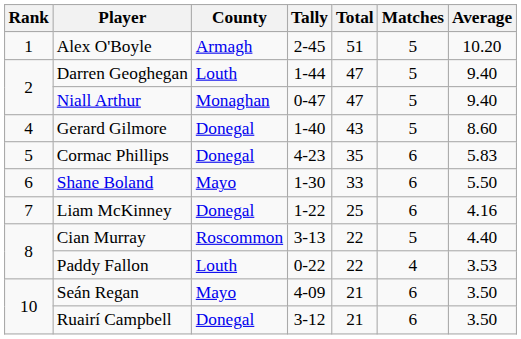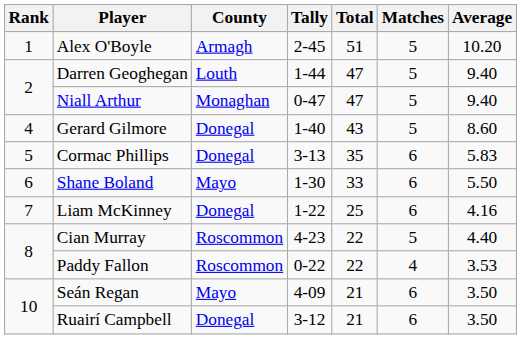(310, 155) 4-23 -> (310, 155) 3-13
(310, 237) 3-13 -> (310, 237) 4-23
(216, 264) Louth -> (239, 264) Roscommon
